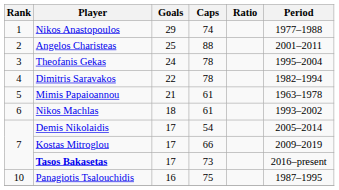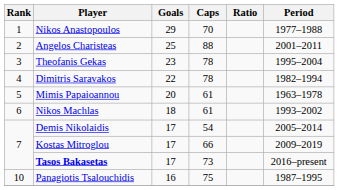(208, 29) 74 -> (208, 29) 70
(171, 62) 24 -> (171, 62) 23
(171, 95) 21 -> (171, 95) 20
